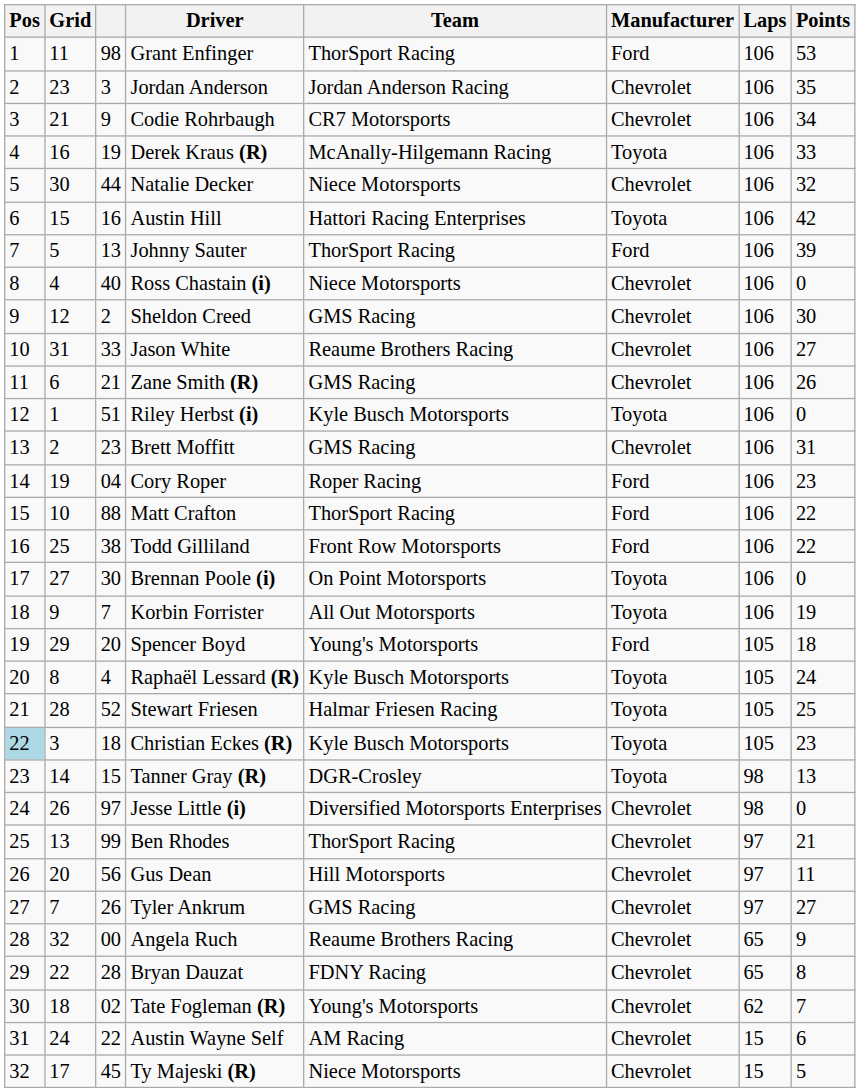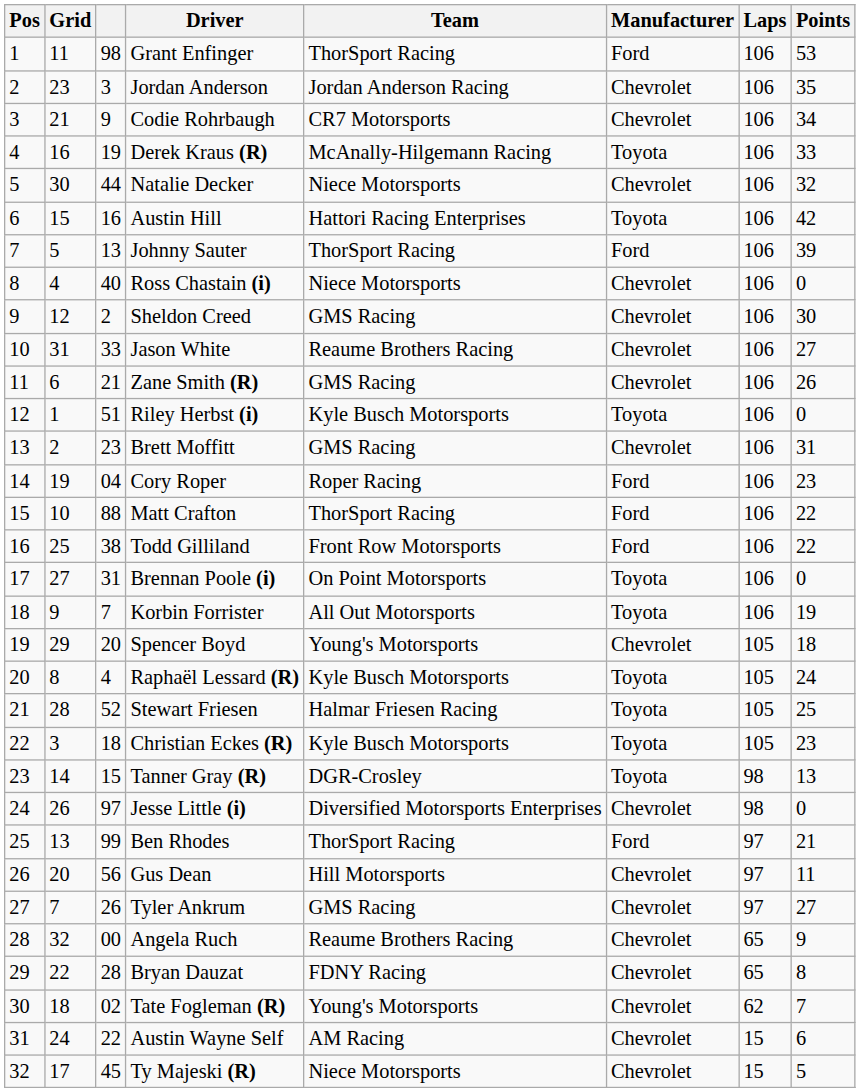(111, 578) 30 -> (111, 578) 31
(630, 644) Ford -> (651, 644) Chevrolet
(20, 742) lightblue background -> (20, 742) no background
(651, 841) Chevrolet -> (630, 841) Ford
